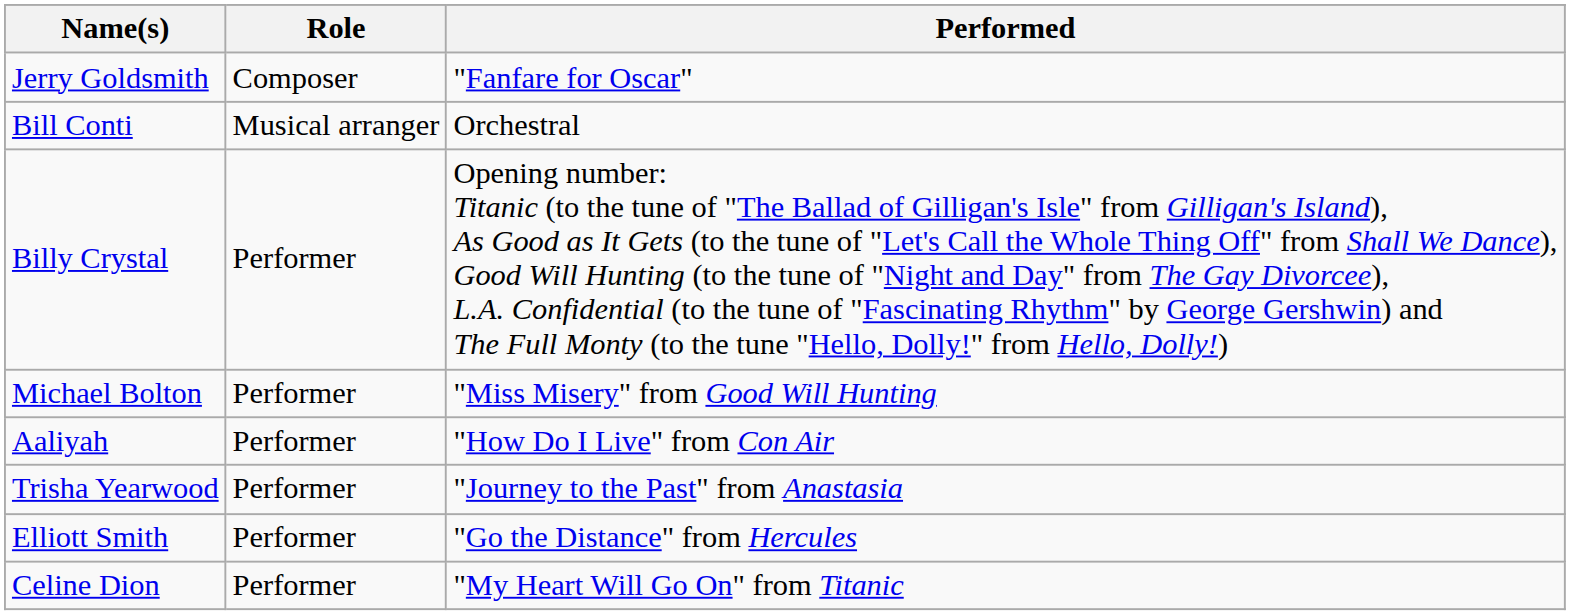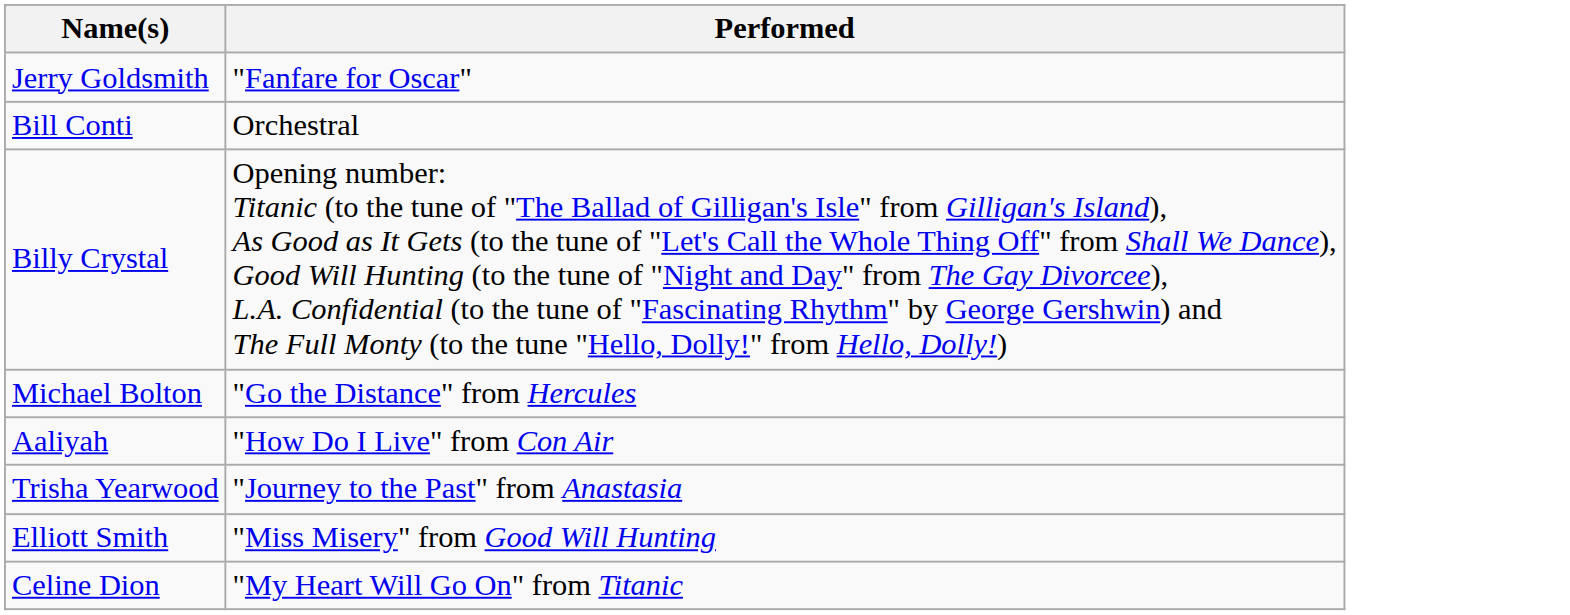- column: (336, 28)
(695, 392) "Miss Misery" from Good Will Hunting -> (434, 392) "Go the Distance" from Hercules
(655, 537) "Go the Distance" from Hercules -> (474, 537) "Miss Misery" from Good Will Hunting
